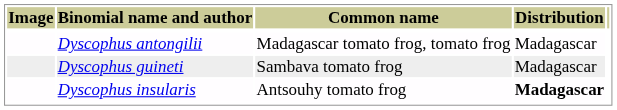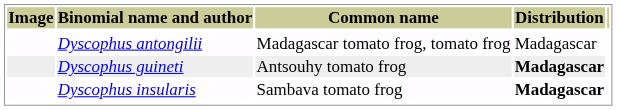(330, 66) Sambava tomato frog -> (331, 66) Antsouhy tomato frog
(556, 66) normal -> (559, 66) bold
(331, 89) Antsouhy tomato frog -> (330, 89) Sambava tomato frog
